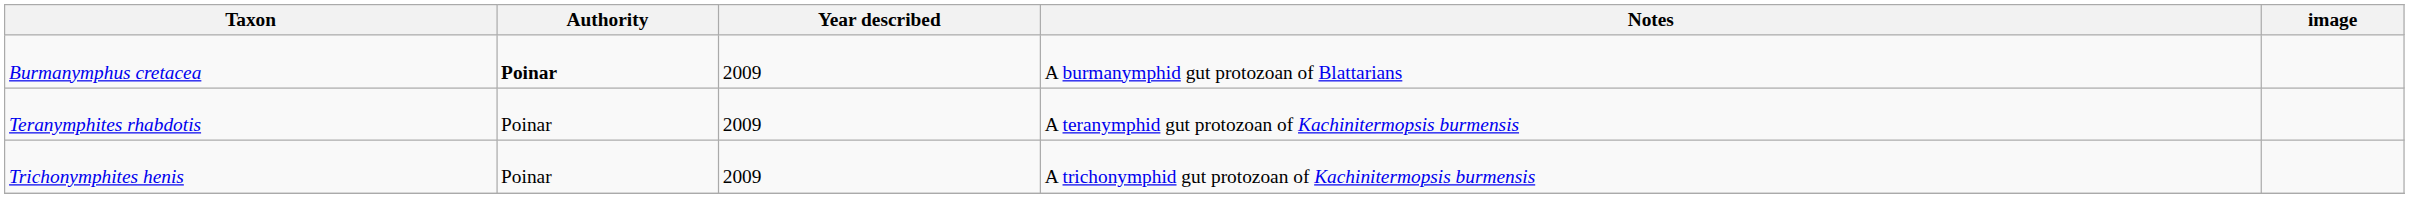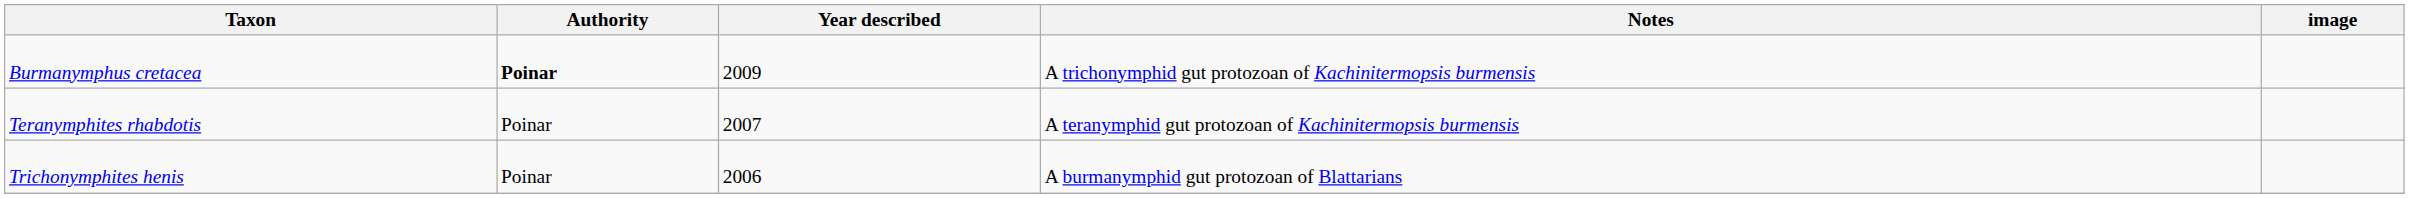(1224, 72) A burmanymphid gut protozoan of Blattarians -> (1290, 72) A trichonymphid gut protozoan of Kachinitermopsis burmensis
(742, 124) 2009 -> (742, 124) 2007
(742, 177) 2009 -> (742, 177) 2006
(1290, 177) A trichonymphid gut protozoan of Kachinitermopsis burmensis -> (1224, 177) A burmanymphid gut protozoan of Blattarians
